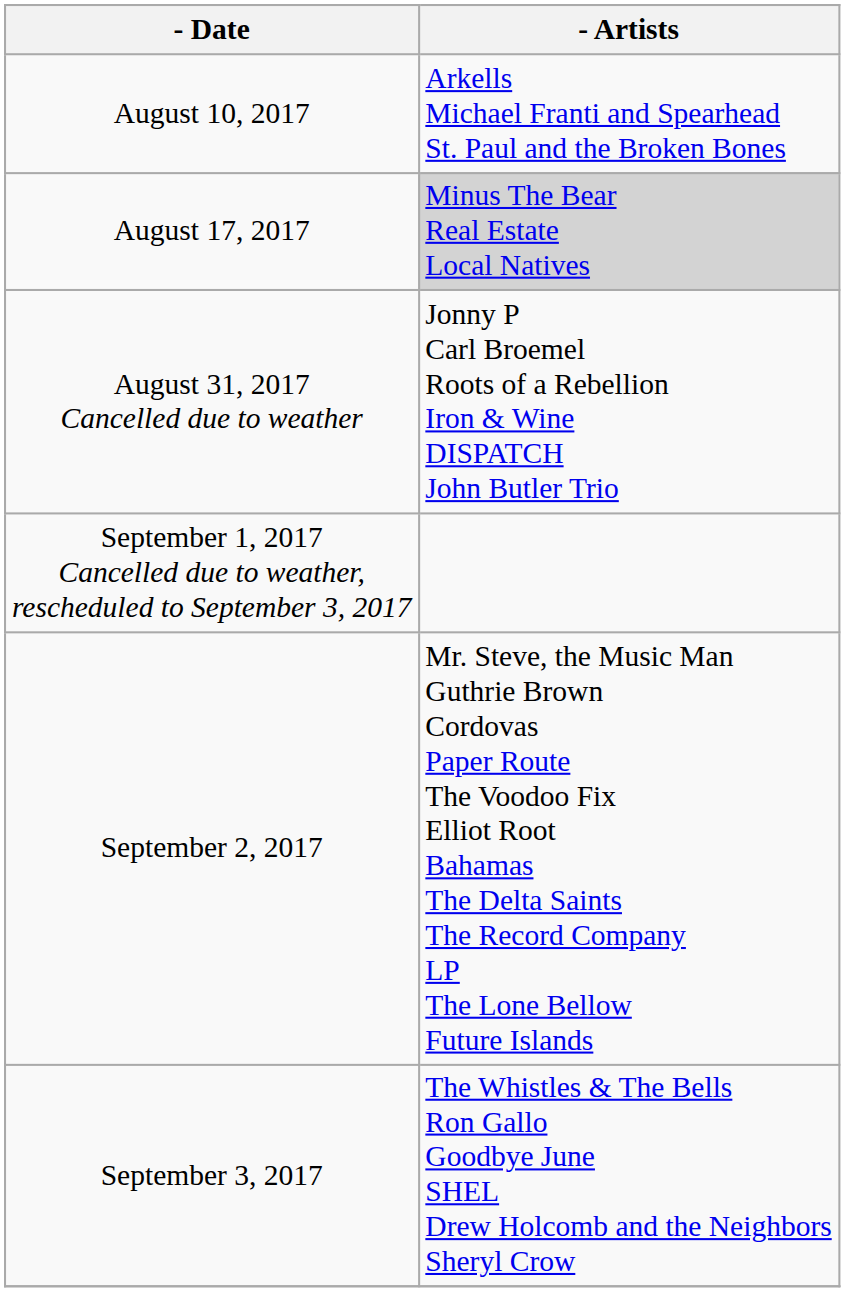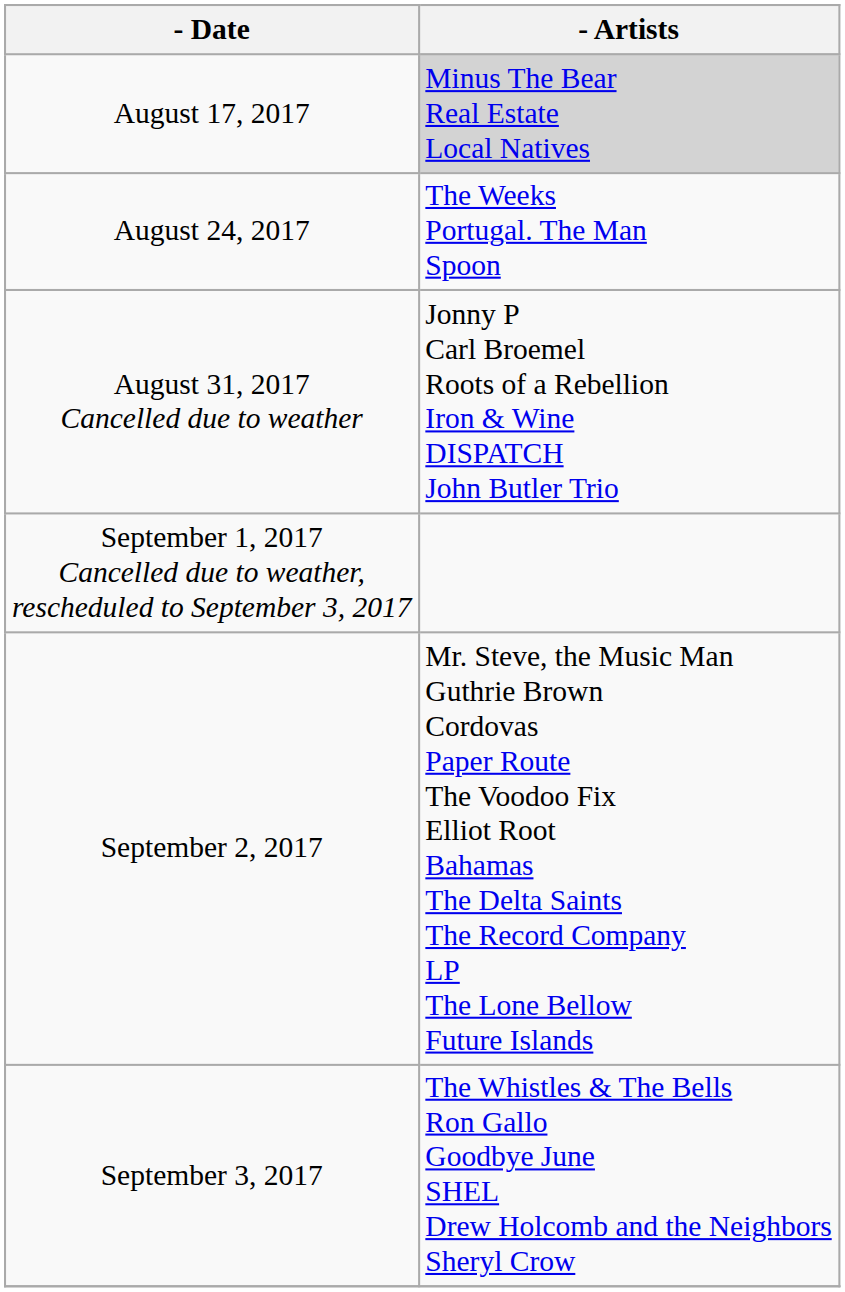- row: (212, 112)
+ row: (212, 231)
